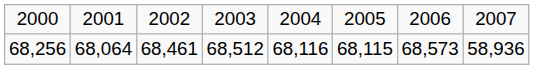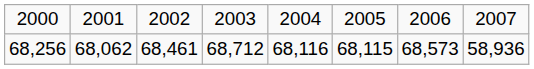(103, 49) 68,064 -> (103, 49) 68,062
(235, 49) 68,512 -> (235, 49) 68,712
